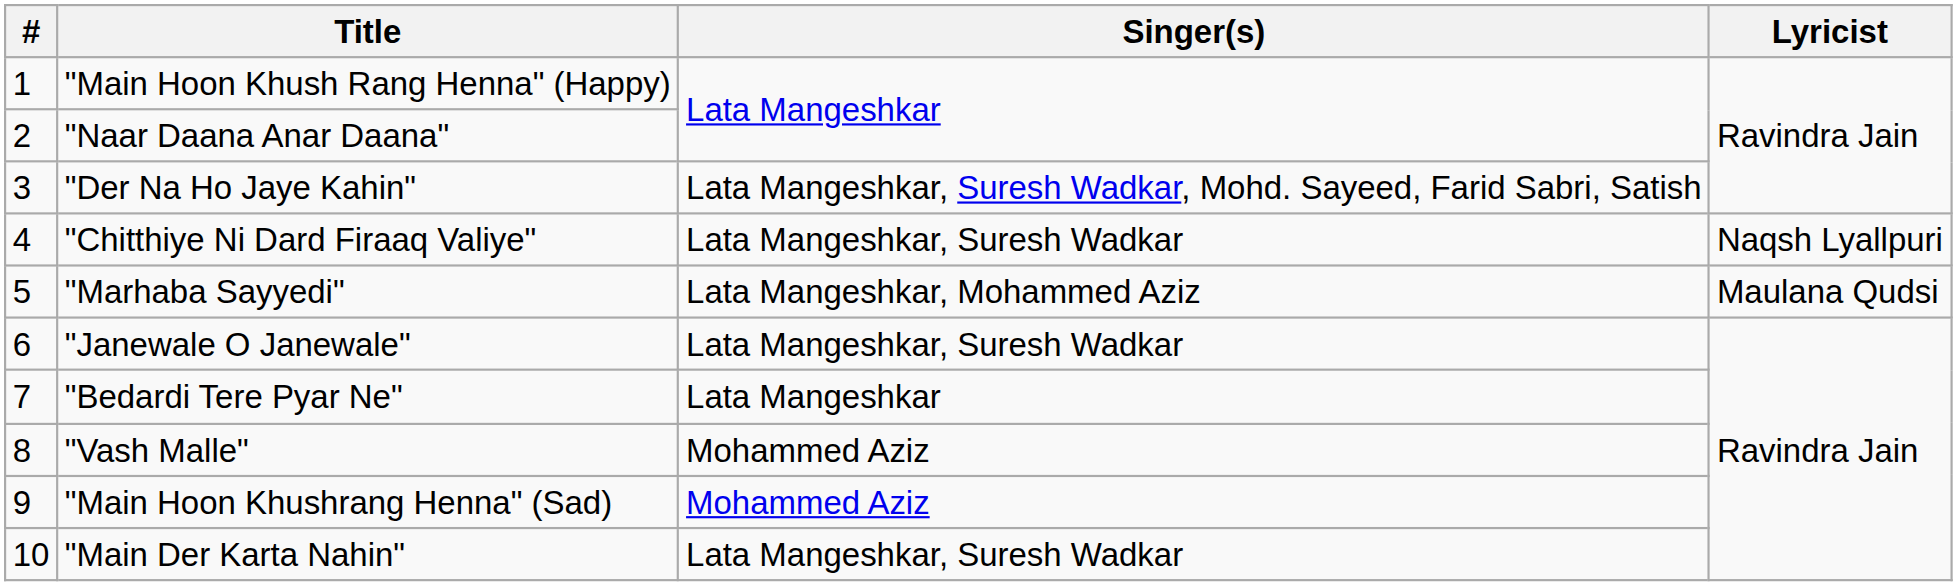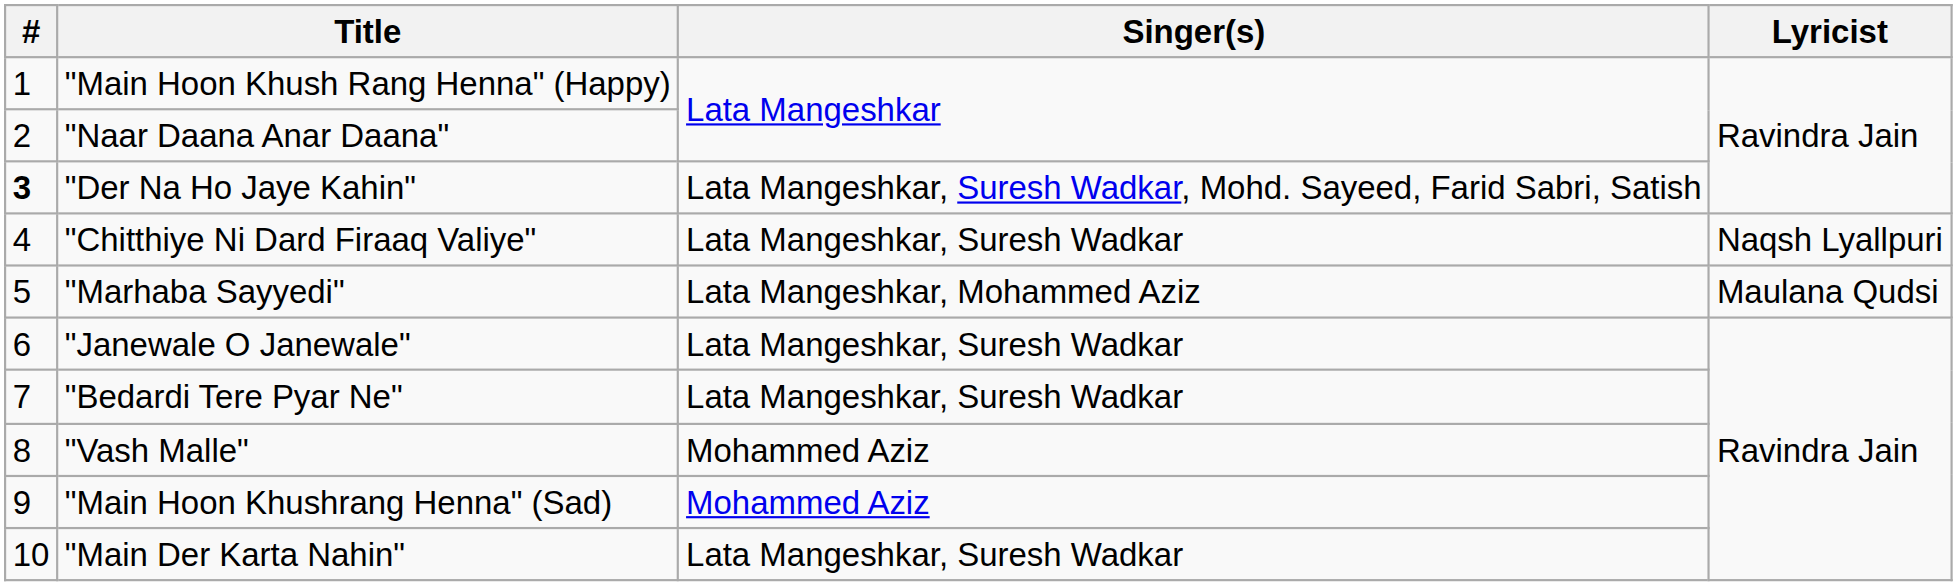(22, 188) normal -> (22, 188) bold
(813, 397) Lata Mangeshkar -> (935, 397) Lata Mangeshkar, Suresh Wadkar
